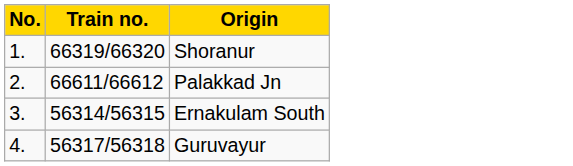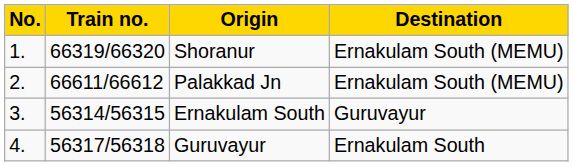+ column: (449, 20)
